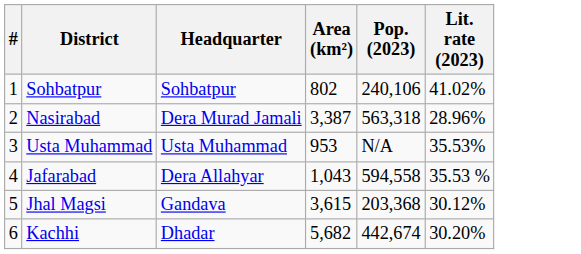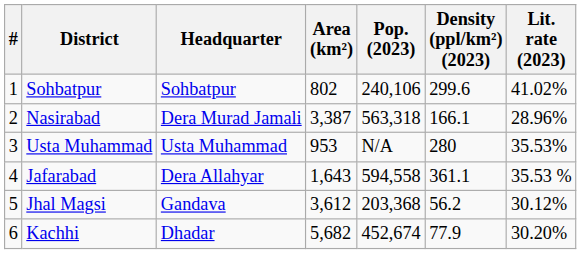+ column: (466, 39)
(331, 175) 1,043 -> (331, 175) 1,643
(331, 204) 3,615 -> (331, 204) 3,612
(391, 233) 442,674 -> (391, 233) 452,674
